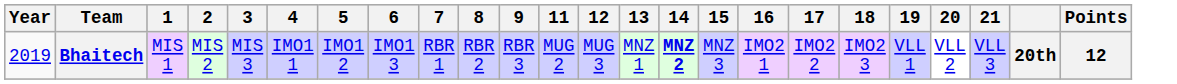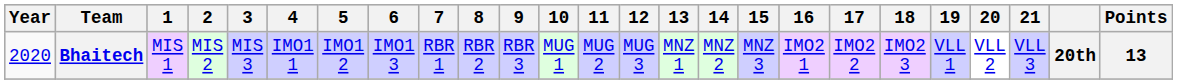+ column: (559, 19)
(30, 56) 2019 -> (30, 56) 2020
(679, 56) bold -> (719, 56) normal
(1096, 56) 12 -> (1136, 56) 13
